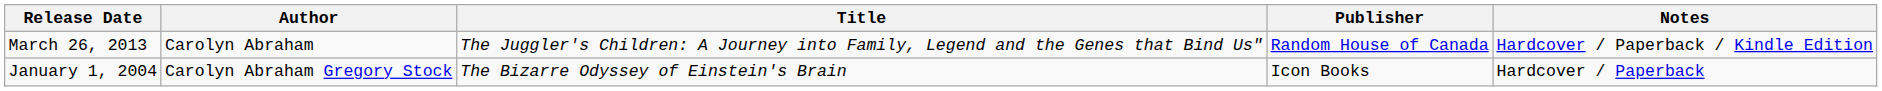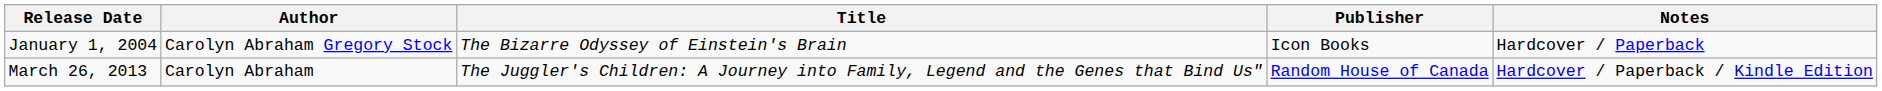rows swapped: (83, 72) <-> (78, 45)
